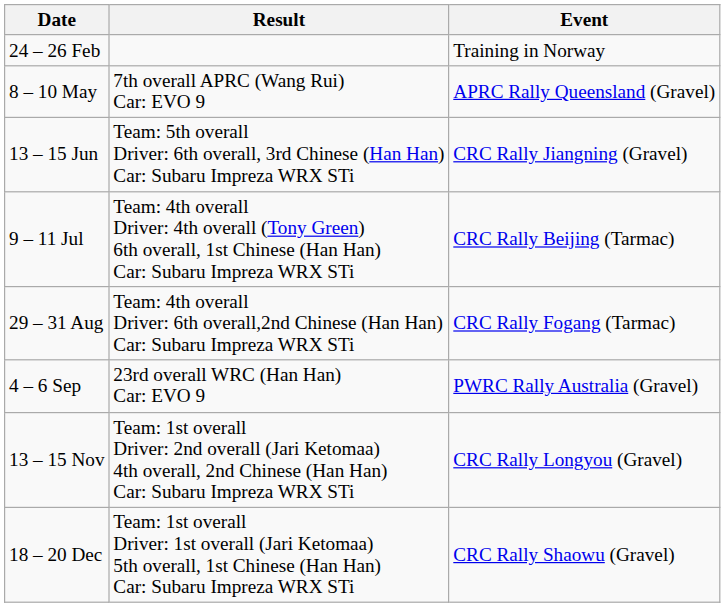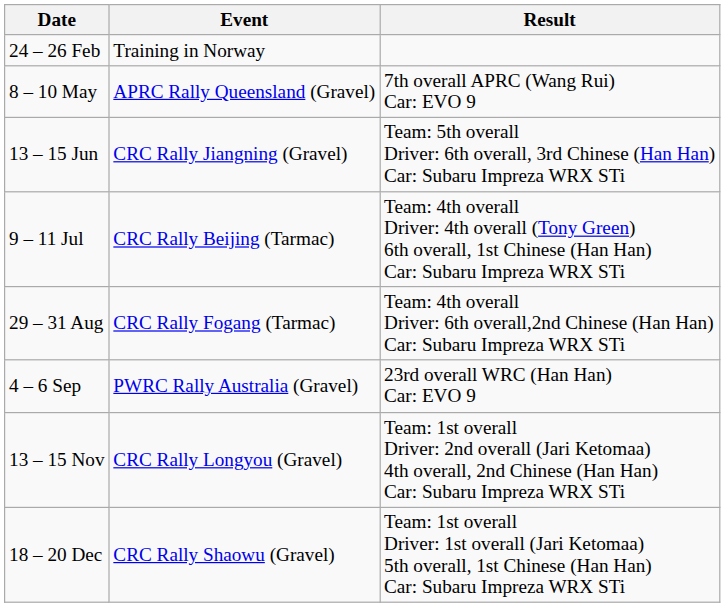columns swapped: (584, 19) <-> (279, 19)
